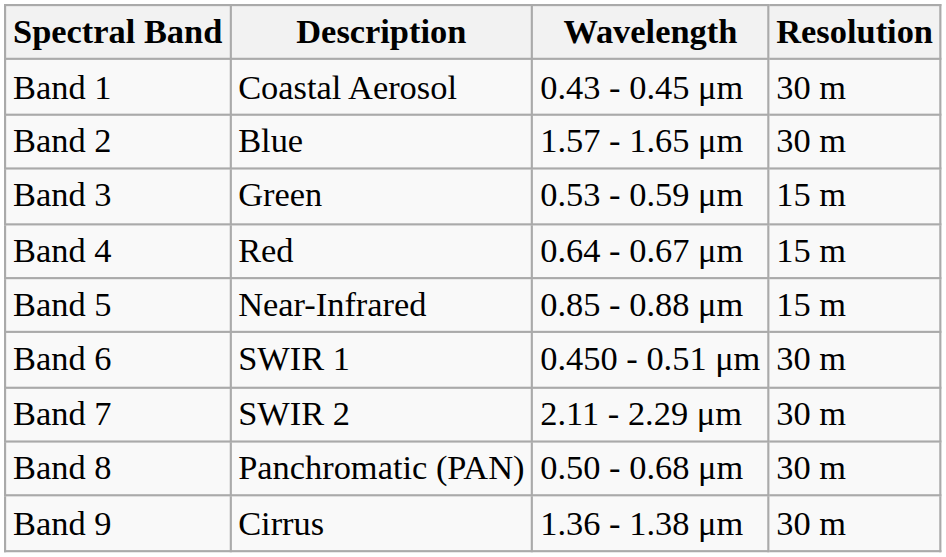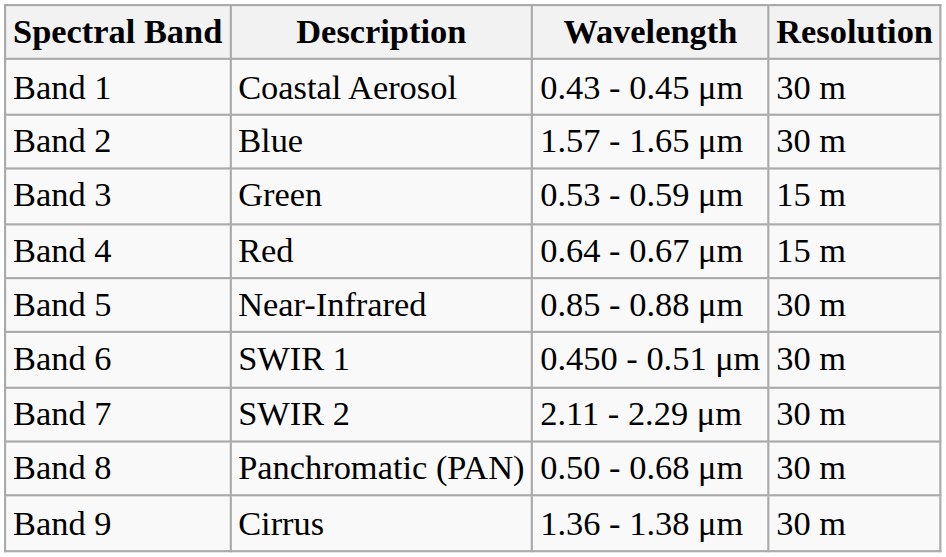(811, 304) 15 m -> (811, 304) 30 m
